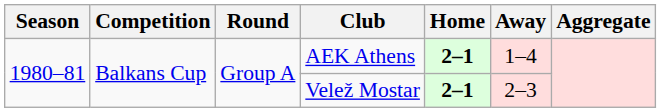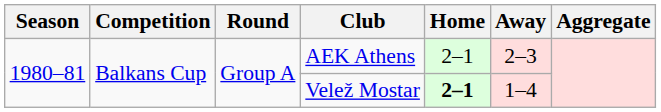(457, 55) bold -> (457, 55) normal
(521, 55) 1–4 -> (521, 55) 2–3
(521, 90) 2–3 -> (521, 90) 1–4
